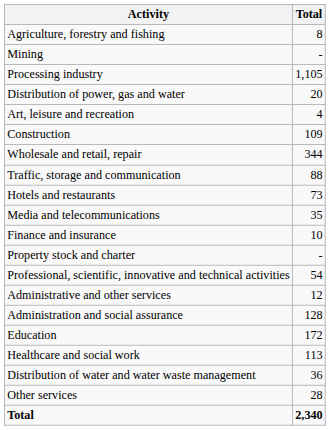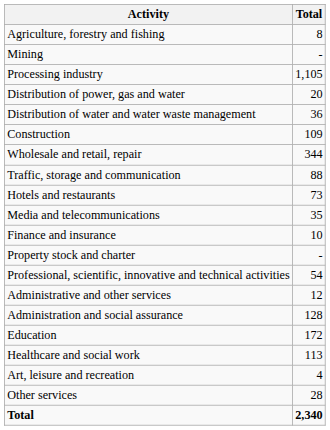rows swapped: (131, 375) <-> (71, 114)
